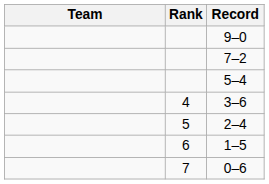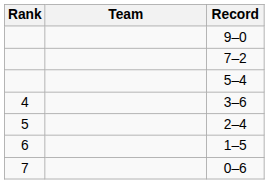columns swapped: (186, 15) <-> (85, 15)
